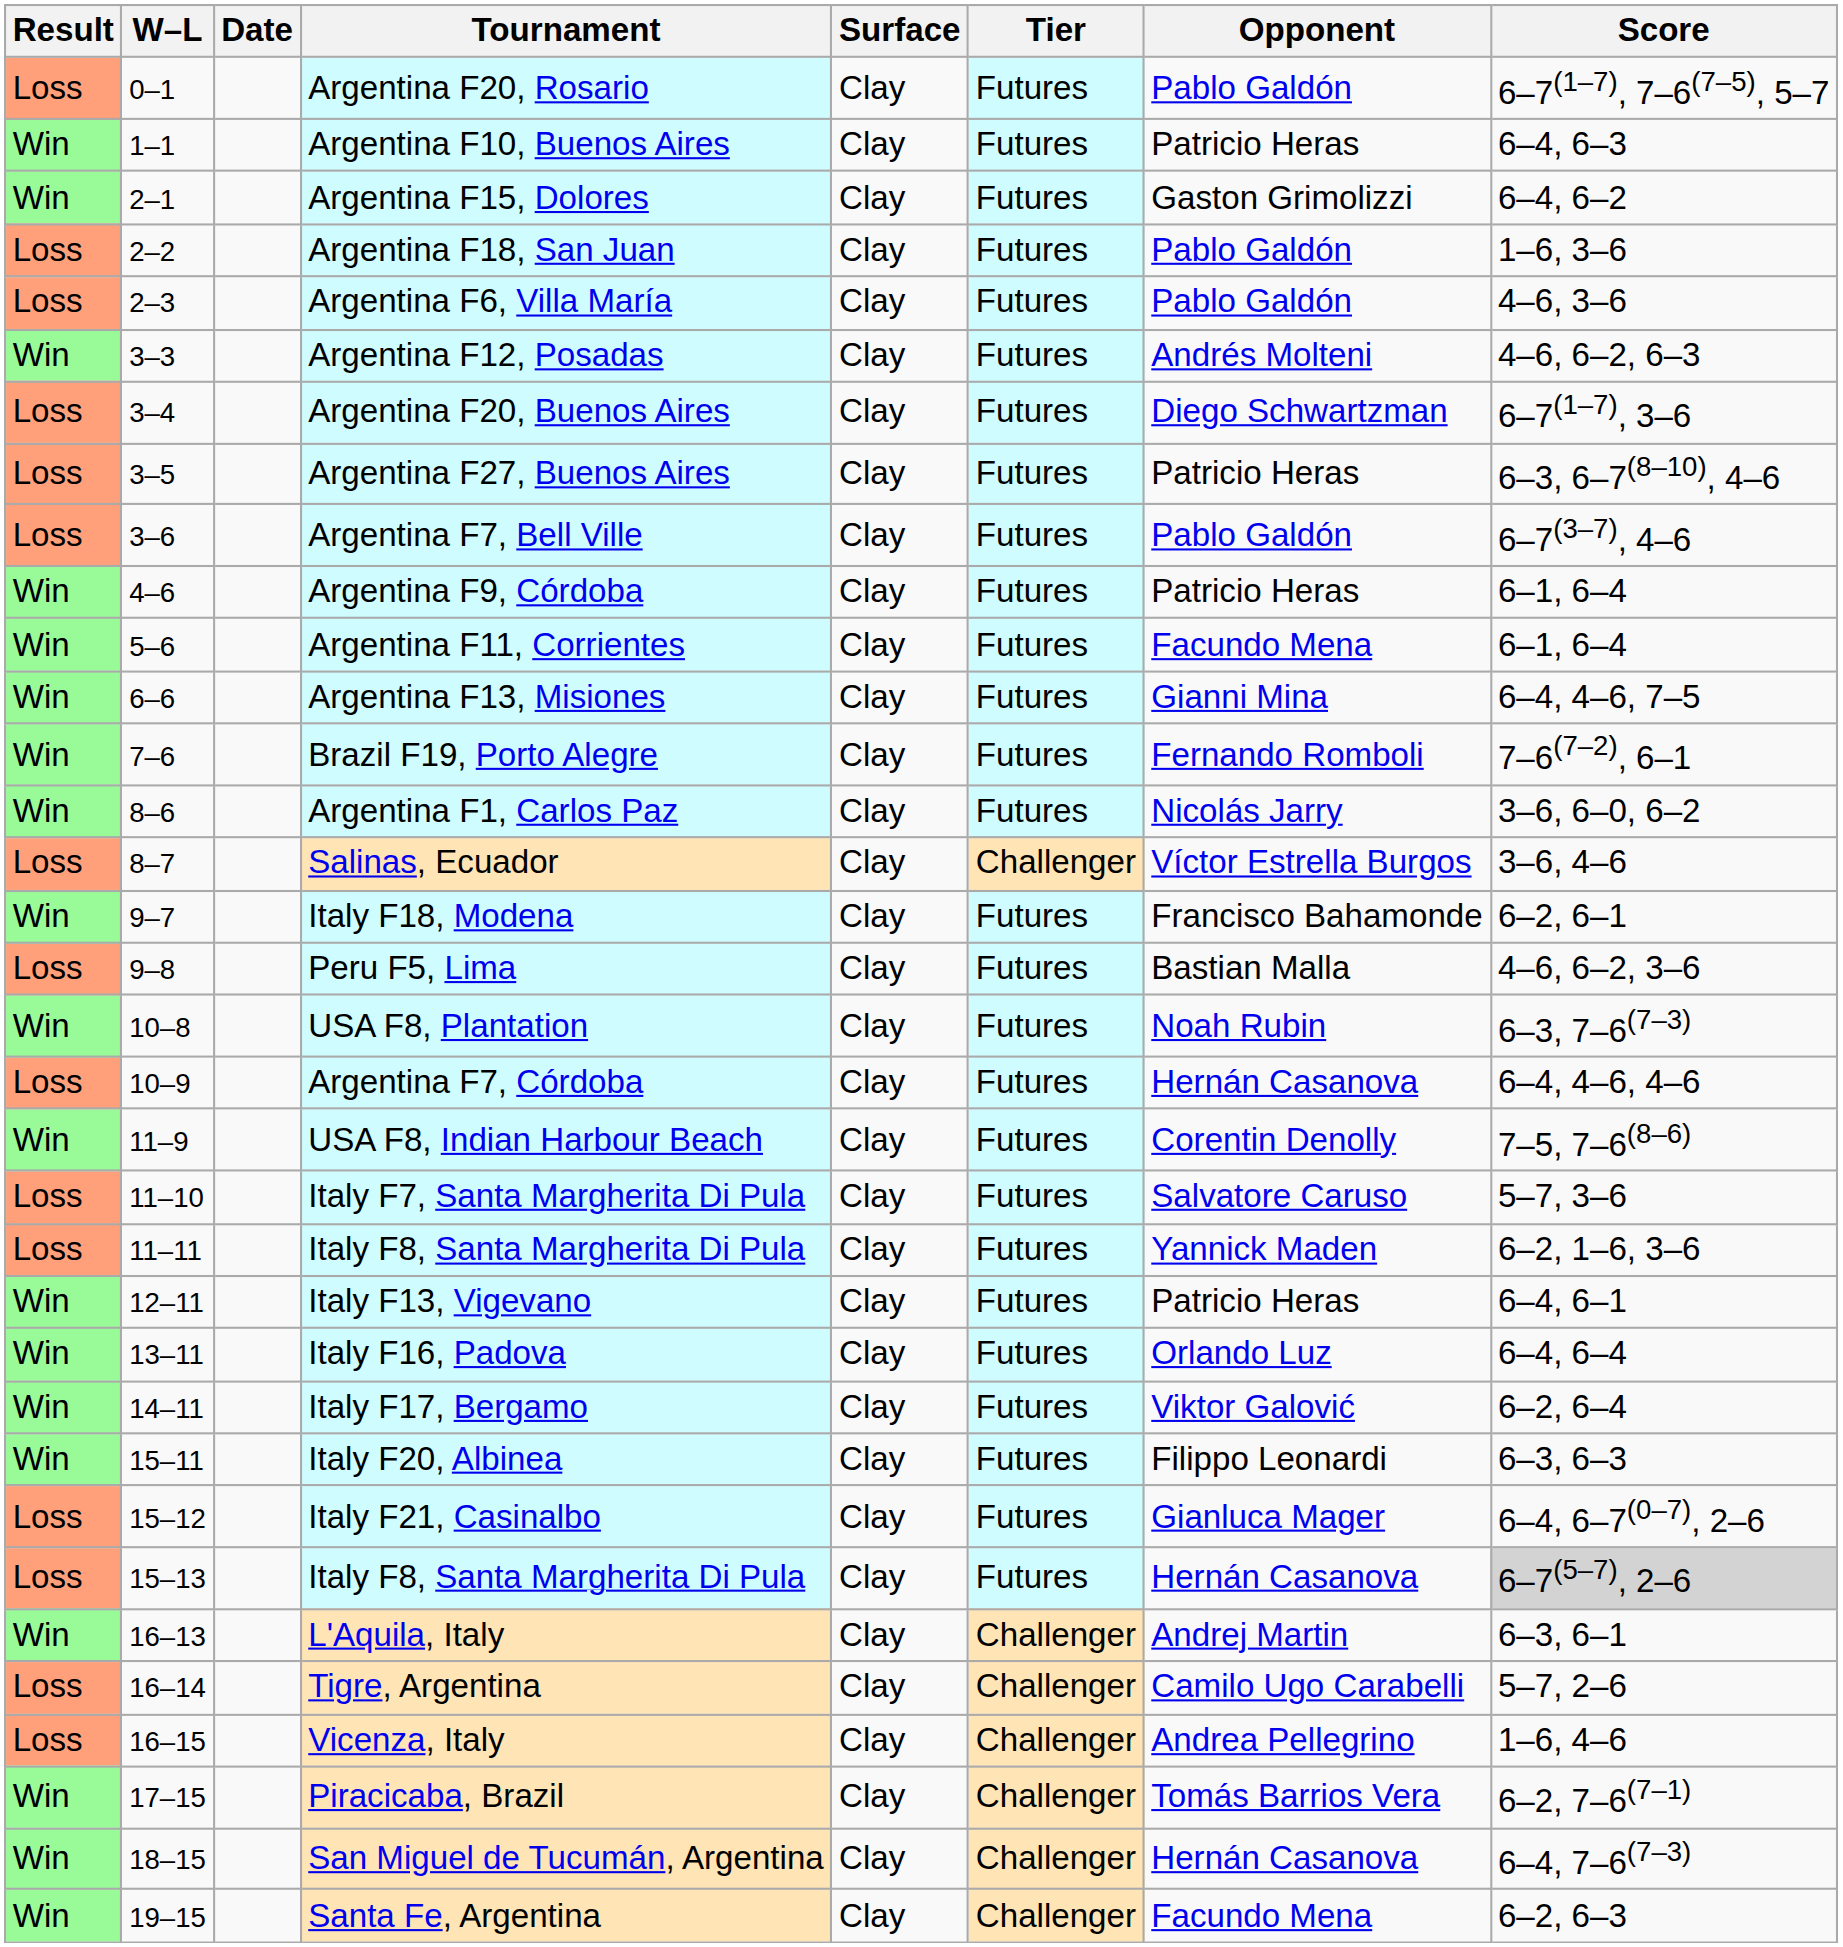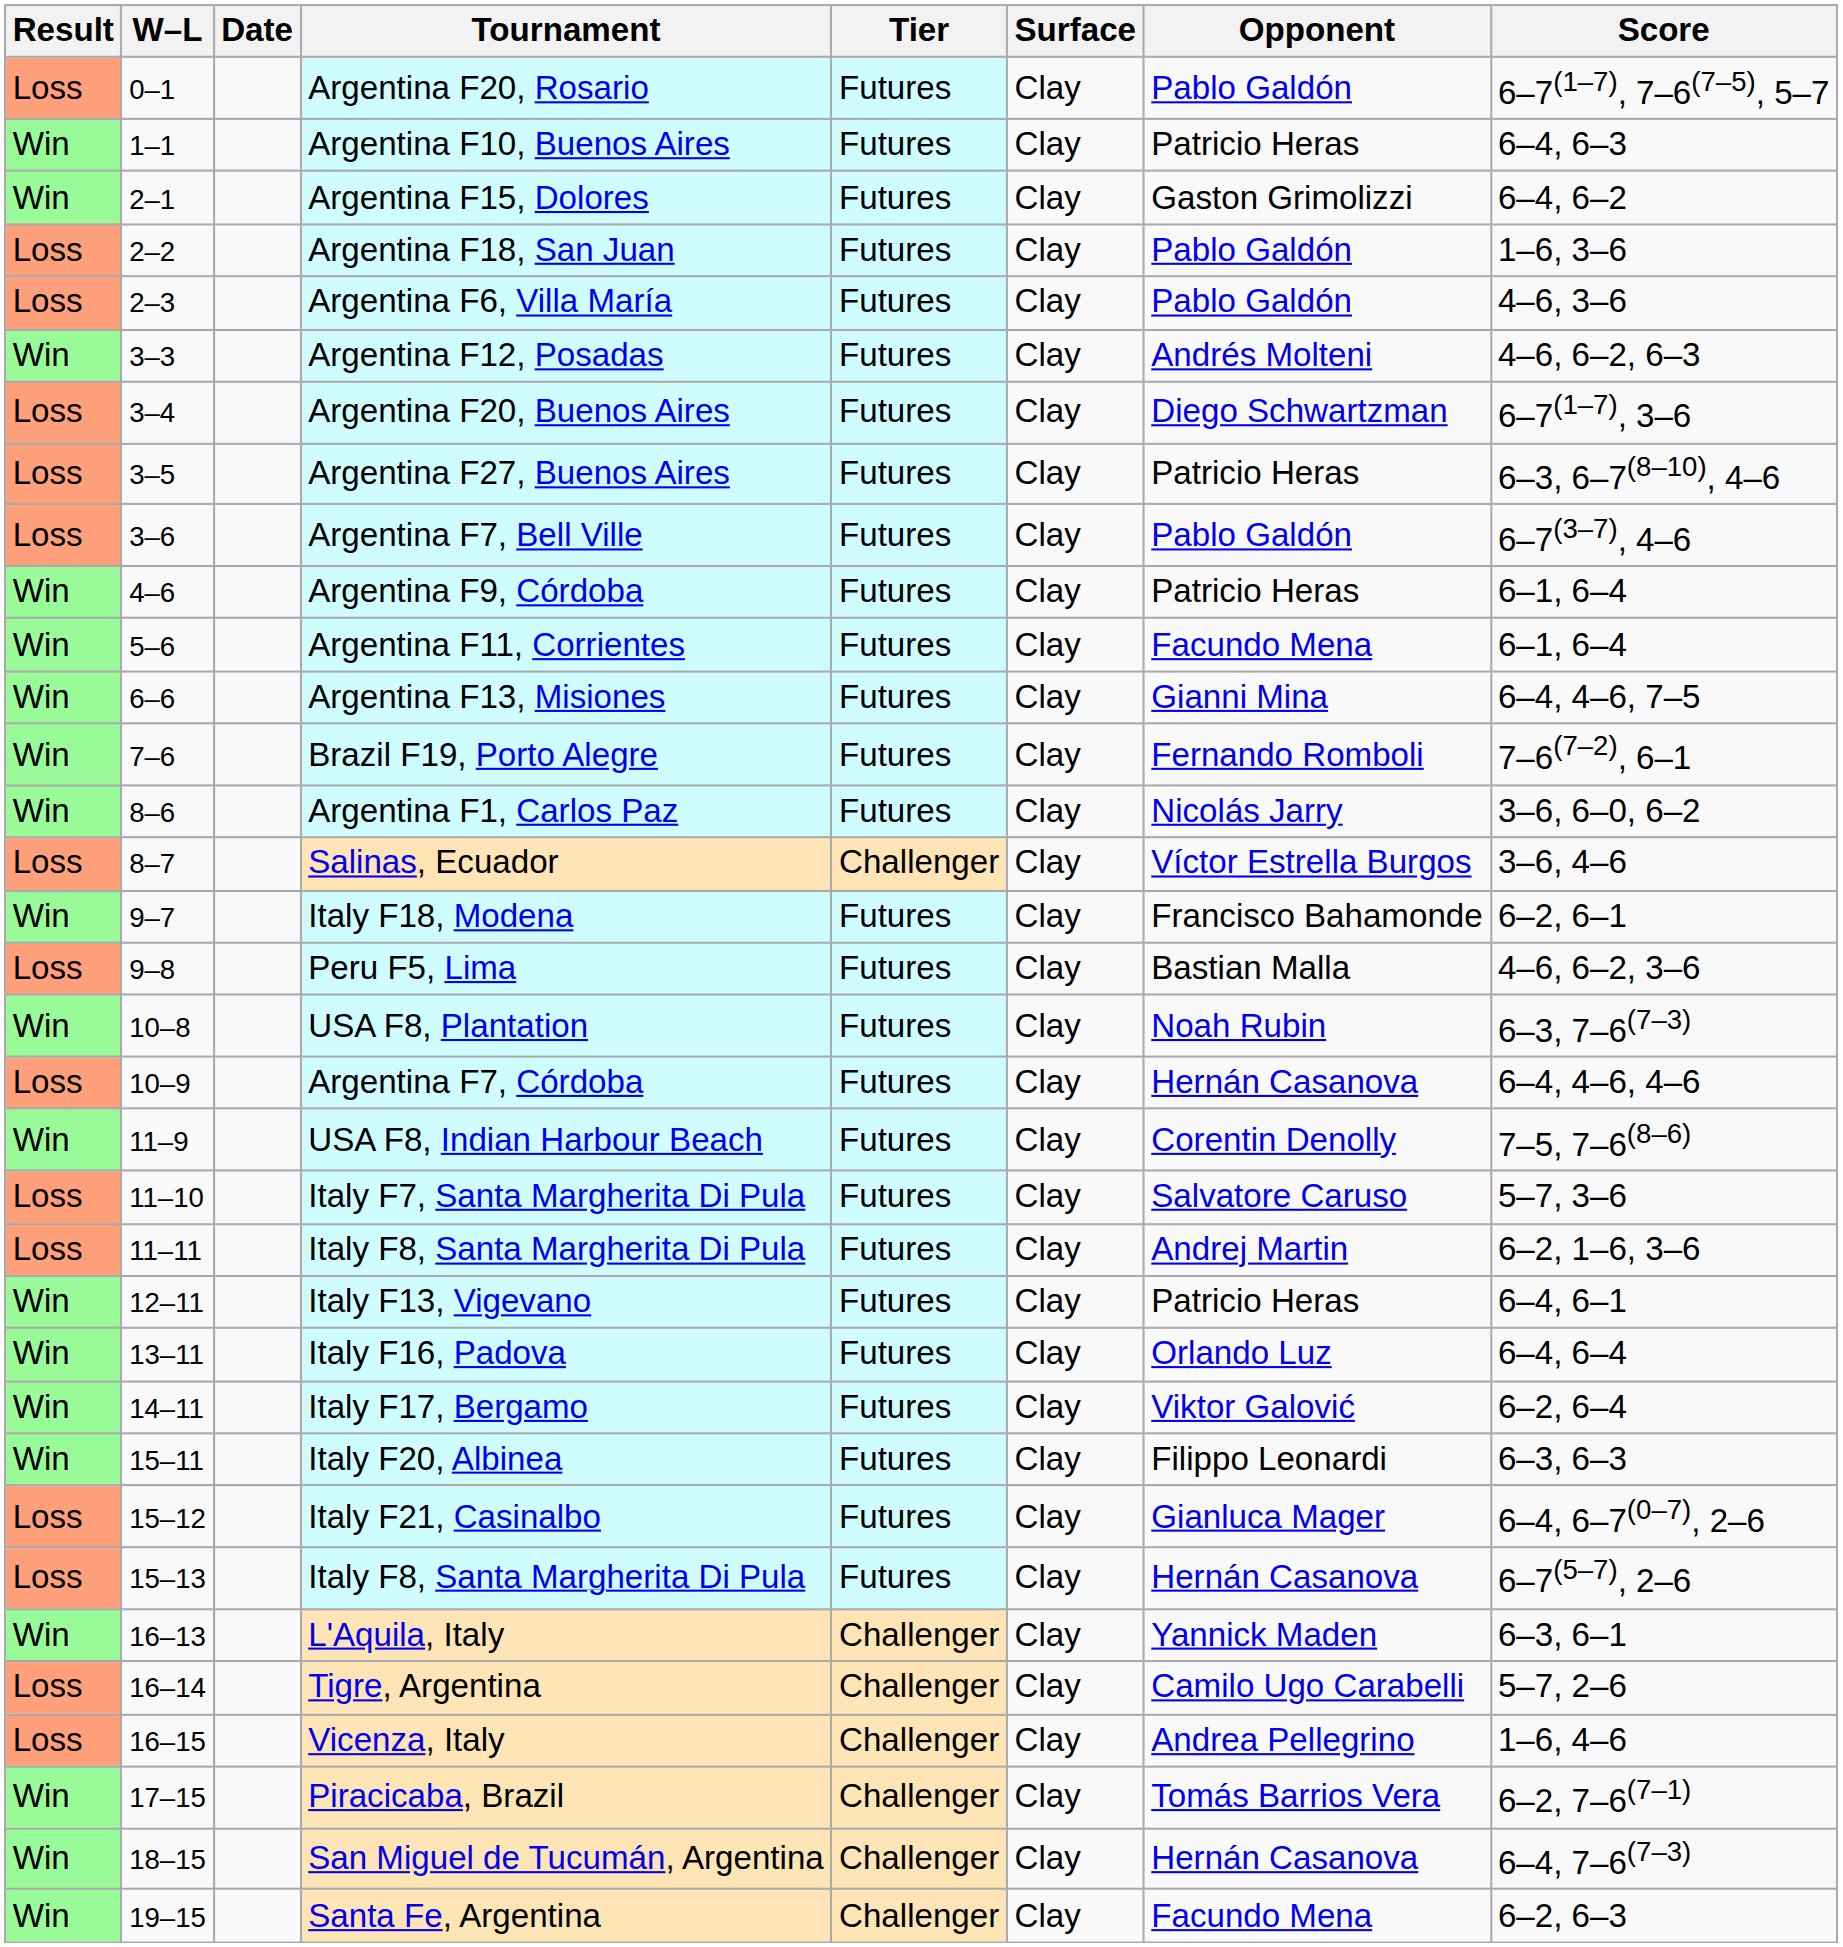columns swapped: (1056, 30) <-> (900, 30)
(1264, 1249) Yannick Maden -> (1250, 1249) Andrej Martin
(1595, 1577) lightgrey background -> (1595, 1577) no background
(1250, 1634) Andrej Martin -> (1264, 1634) Yannick Maden
